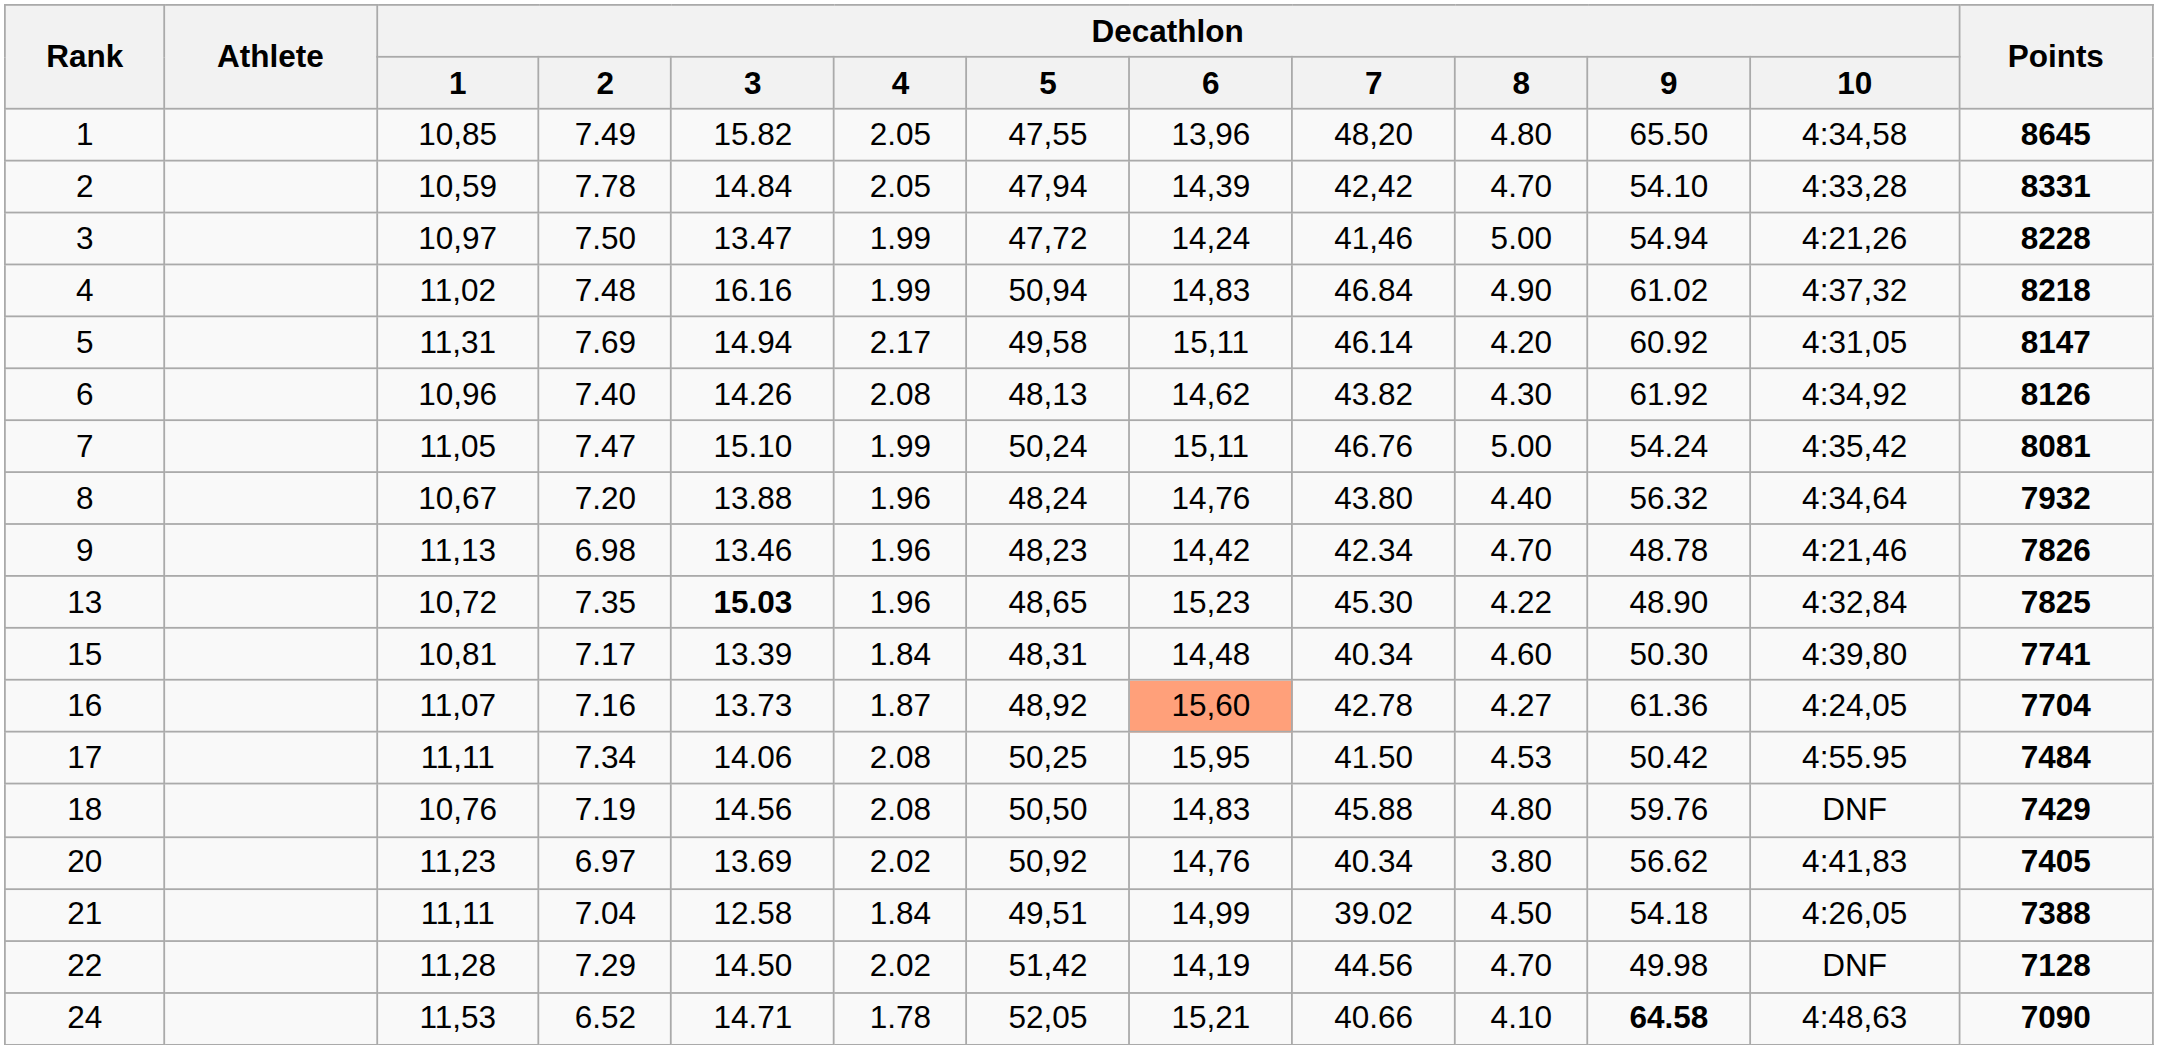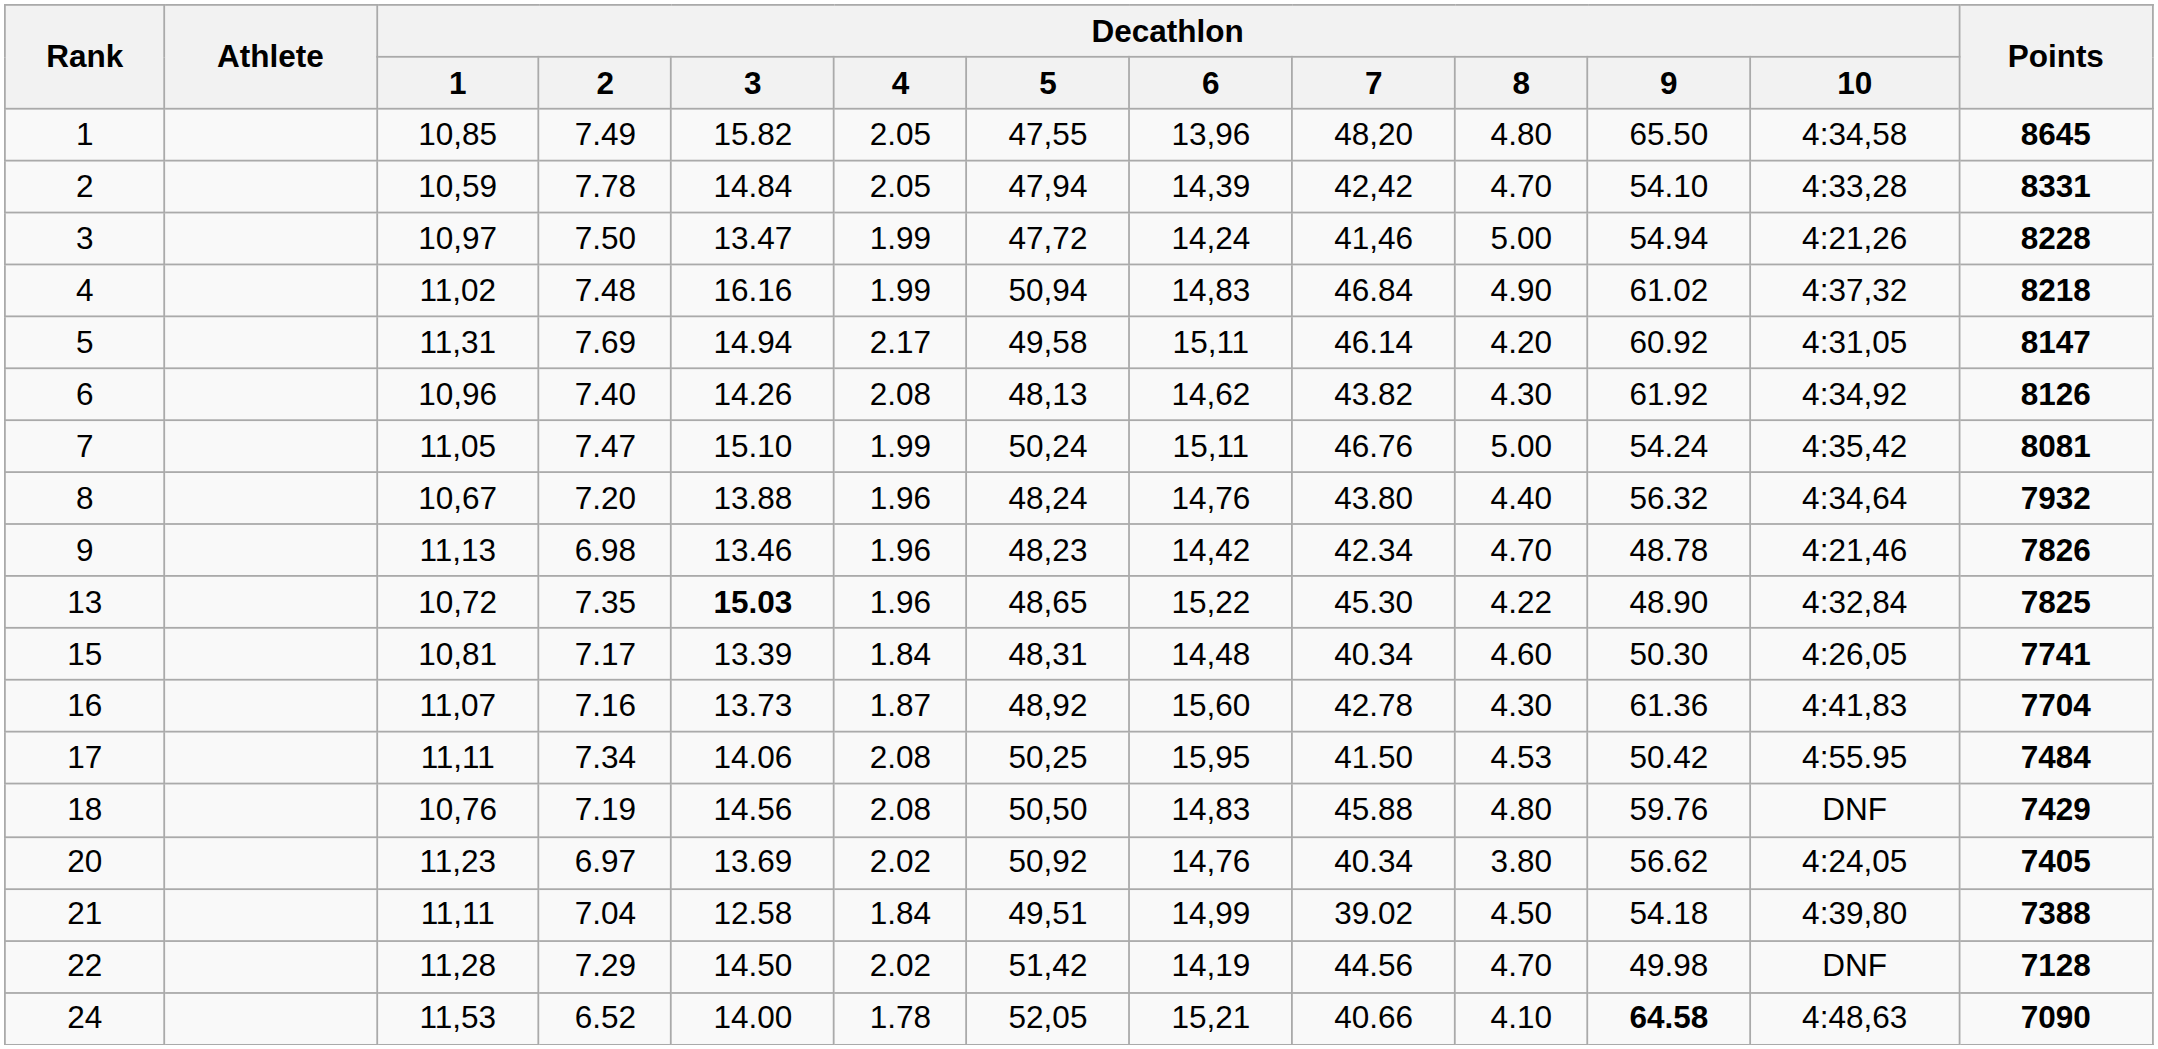(1211, 601) 15,23 -> (1211, 601) 15,22
(1855, 653) 4:39,80 -> (1855, 653) 4:26,05
(1211, 705) lightsalmon background -> (1211, 705) no background
(1521, 705) 4.27 -> (1521, 705) 4.30
(1855, 705) 4:24,05 -> (1855, 705) 4:41,83
(1855, 861) 4:41,83 -> (1855, 861) 4:24,05
(1855, 913) 4:26,05 -> (1855, 913) 4:39,80
(753, 1017) 14.71 -> (753, 1017) 14.00
